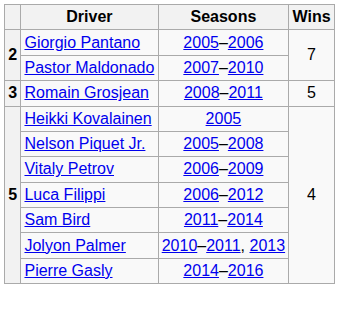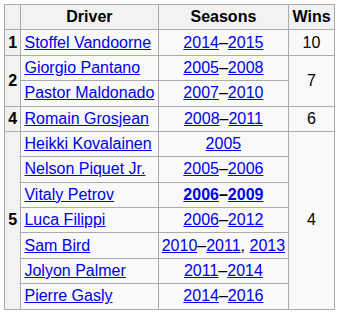+ row: (88, 42)
(223, 42) 2005–2006 -> (223, 67) 2005–2008
(13, 93) 3 -> (13, 118) 4
(312, 93) 5 -> (312, 118) 6
(223, 144) 2005–2008 -> (223, 169) 2005–2006
(223, 169) normal -> (223, 194) bold
(223, 220) 2011–2014 -> (223, 245) 2010–2011, 2013
(223, 245) 2010–2011, 2013 -> (223, 270) 2011–2014
